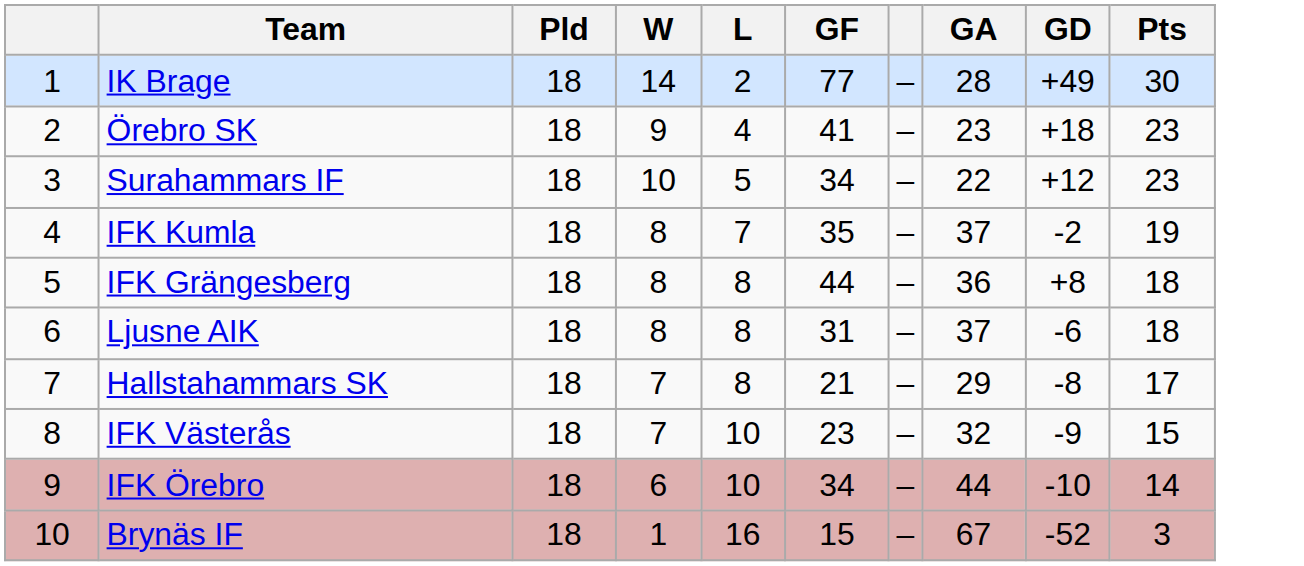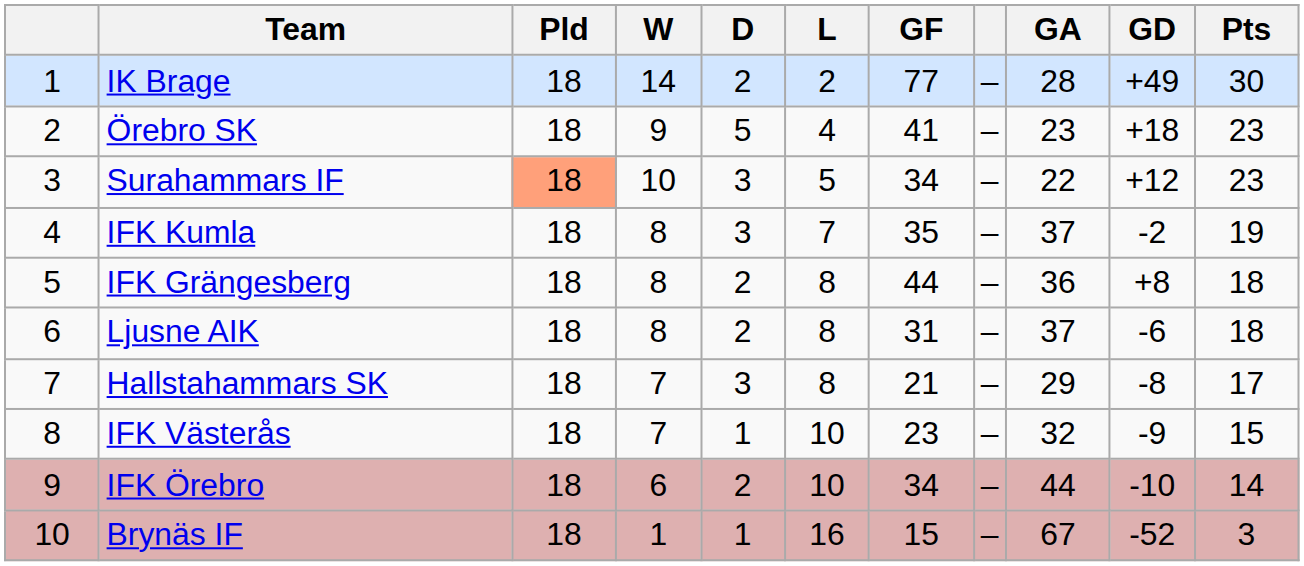+ column: (743, 29)
(564, 181) no background -> (564, 181) lightsalmon background
